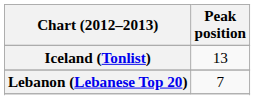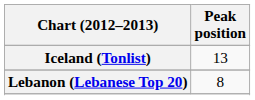(220, 81) 7 -> (220, 81) 8
